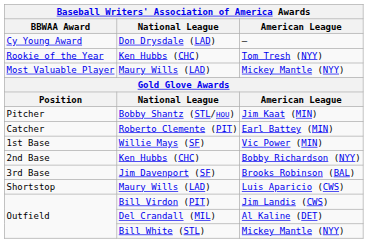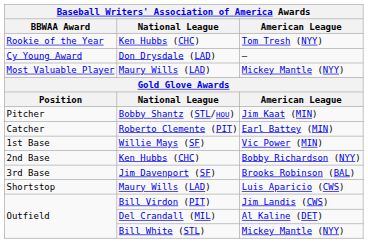rows swapped: (55, 56) <-> (44, 41)
